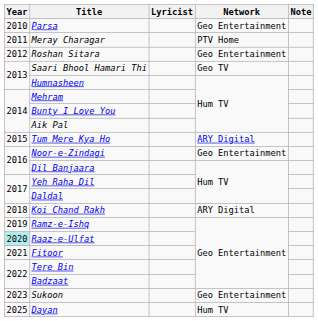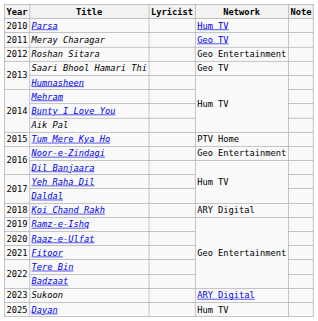(242, 26) Geo Entertainment -> (213, 26) Hum TV
(218, 40) PTV Home -> (213, 40) Geo TV
(226, 139) ARY Digital -> (218, 139) PTV Home
(17, 239) paleturquoise background -> (17, 239) no background
(242, 295) Geo Entertainment -> (226, 295) ARY Digital
